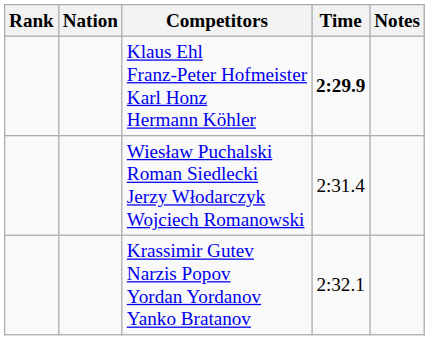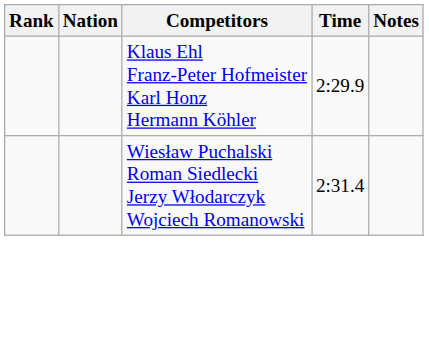(341, 86) bold -> (340, 86) normal
- row: (194, 285)
